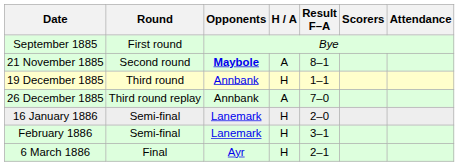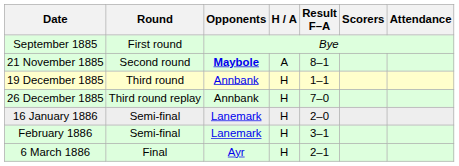(284, 98) A -> (284, 98) H
